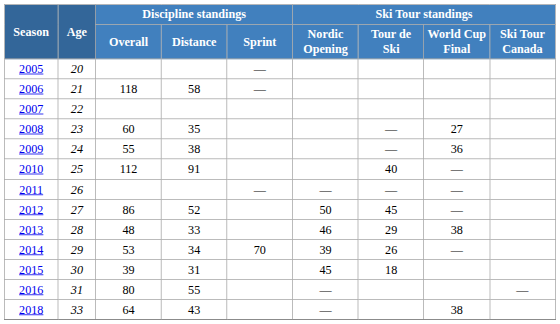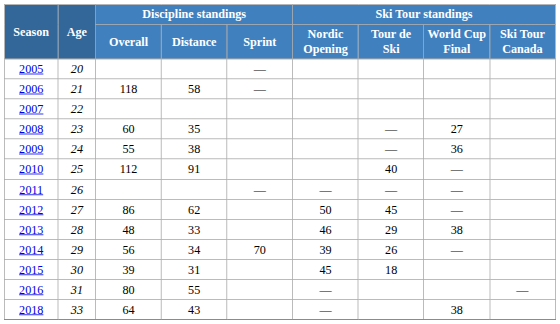(194, 209) 52 -> (194, 209) 62
(129, 249) 53 -> (129, 249) 56
